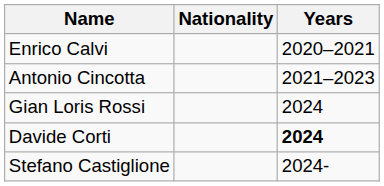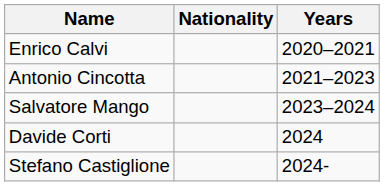+ row: (79, 107)
- row: (77, 107)
(302, 136) bold -> (302, 136) normal
